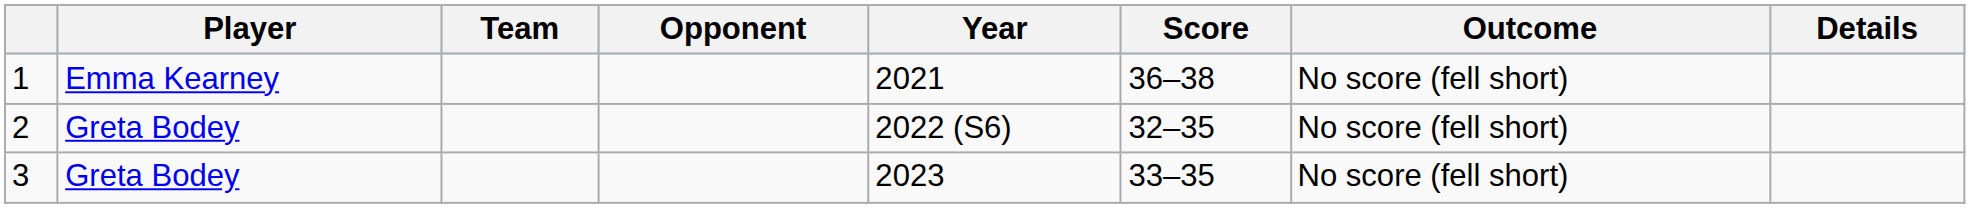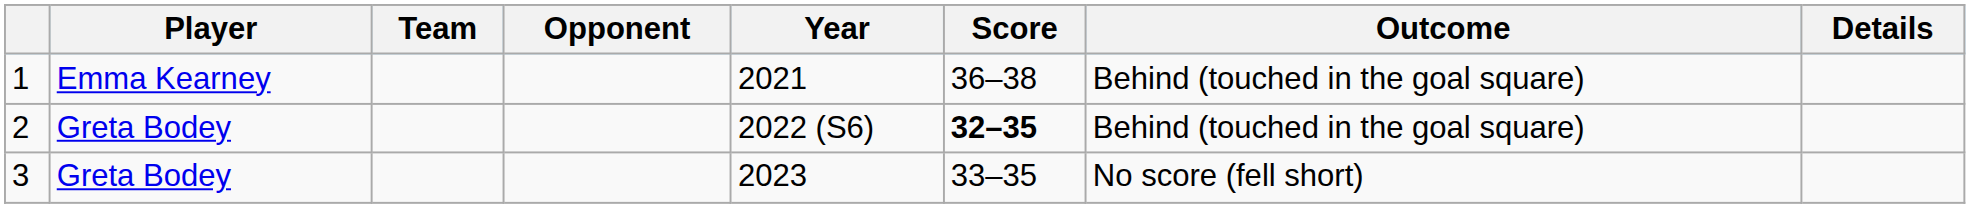(1433, 78) No score (fell short) -> (1339, 78) Behind (touched in the goal square)
(1172, 127) normal -> (994, 127) bold
(1433, 127) No score (fell short) -> (1339, 127) Behind (touched in the goal square)
